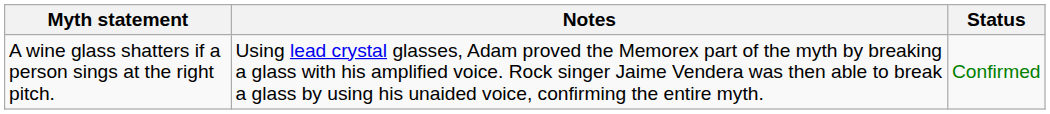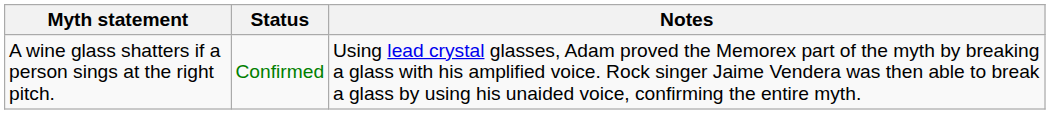columns swapped: (996, 19) <-> (589, 19)
